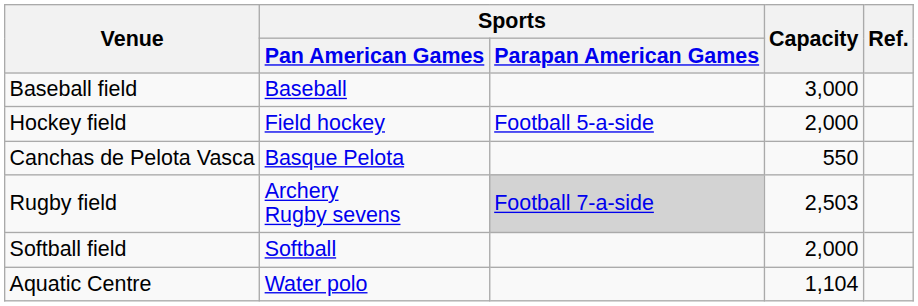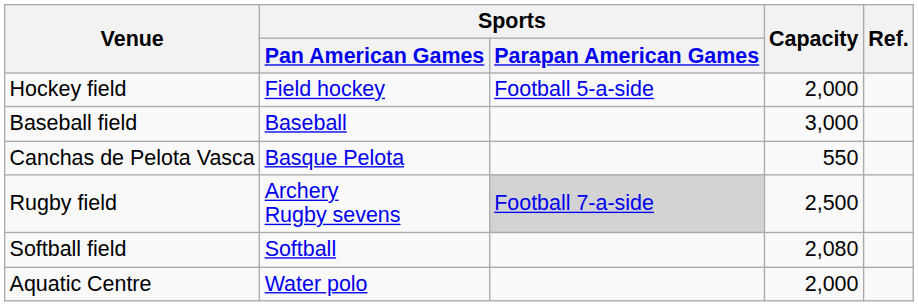rows swapped: (73, 89) <-> (68, 123)
(832, 203) 2,503 -> (832, 203) 2,500
(832, 249) 2,000 -> (832, 249) 2,080
(832, 283) 1,104 -> (832, 283) 2,000
